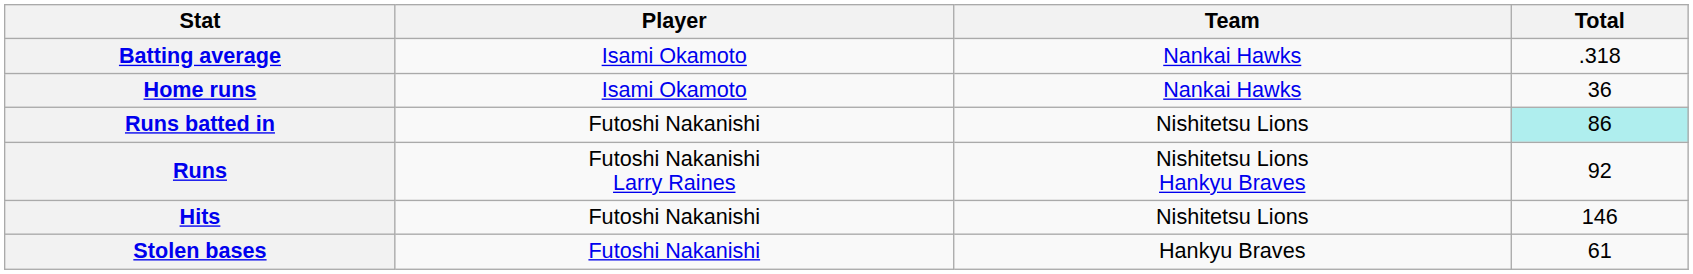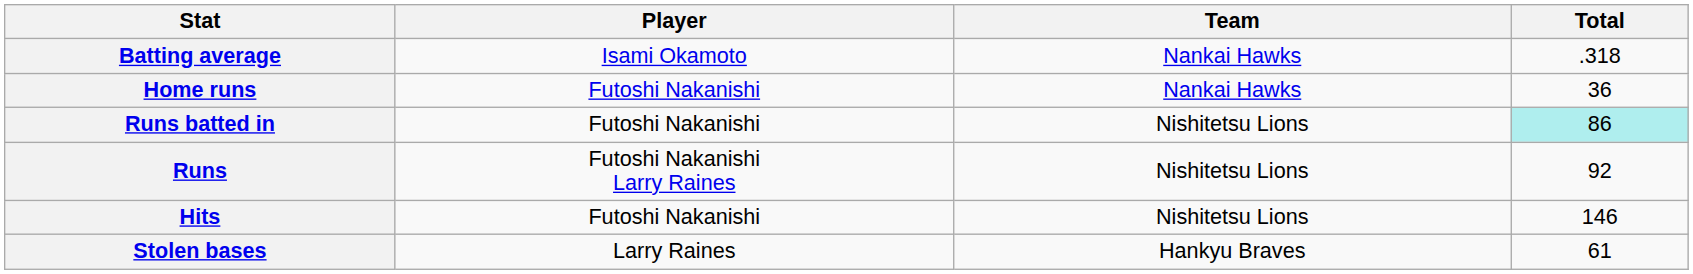(674, 90) Isami Okamoto -> (674, 90) Futoshi Nakanishi
(1232, 170) Nishitetsu Lions Hankyu Braves -> (1232, 170) Nishitetsu Lions
(674, 251) Futoshi Nakanishi -> (674, 251) Larry Raines
